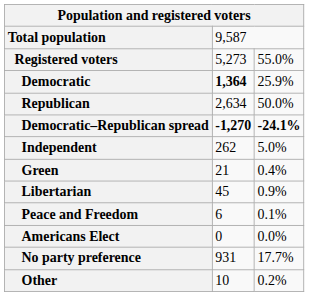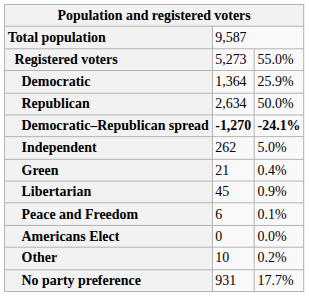(231, 81) bold -> (231, 81) normal
rows swapped: (32, 280) <-> (74, 258)
